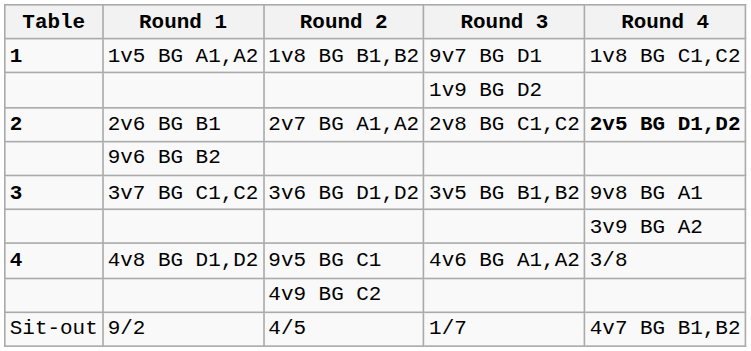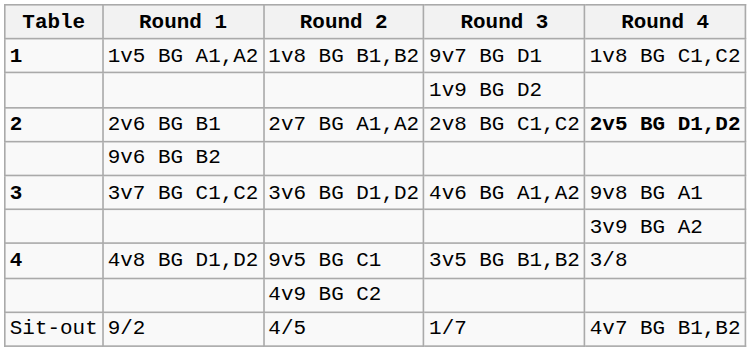(504, 192) 3v5 BG B1,B2 -> (504, 192) 4v6 BG A1,A2
(504, 261) 4v6 BG A1,A2 -> (504, 261) 3v5 BG B1,B2
